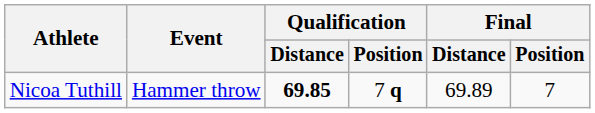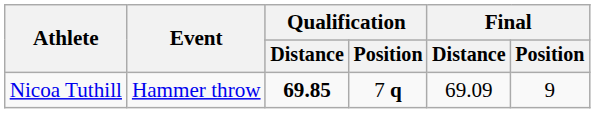(469, 90) 69.89 -> (469, 90) 69.09
(550, 90) 7 -> (550, 90) 9
